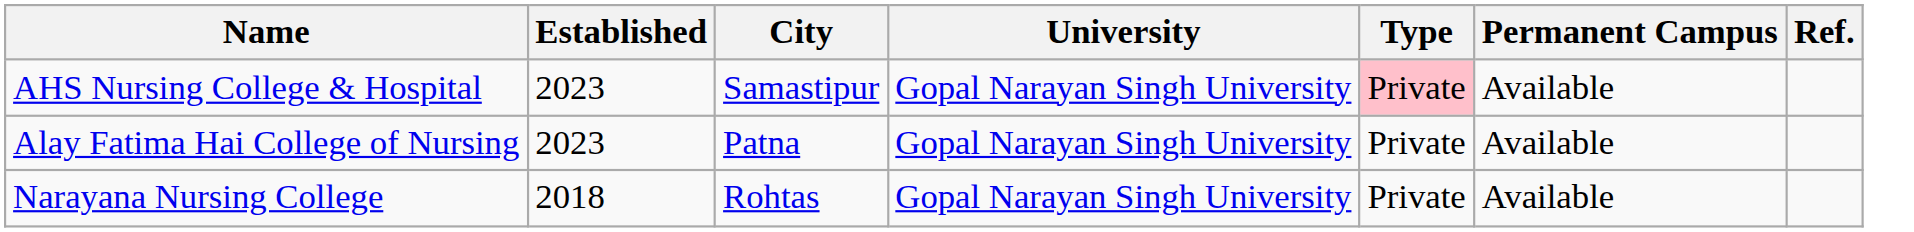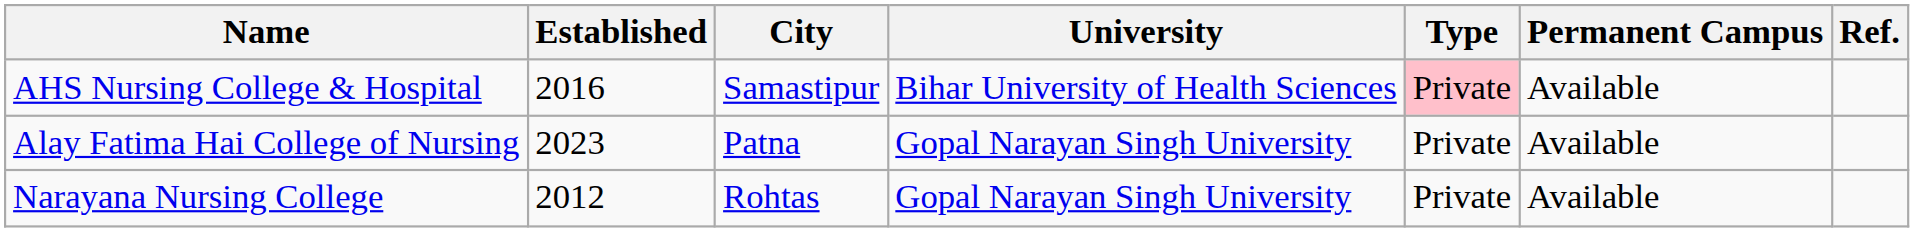(570, 87) 2023 -> (570, 87) 2016
(1123, 87) Gopal Narayan Singh University -> (1146, 87) Bihar University of Health Sciences
(570, 197) 2018 -> (570, 197) 2012
